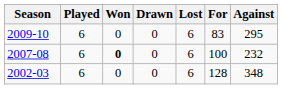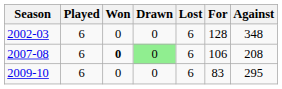rows swapped: (28, 73) <-> (28, 34)
(155, 53) no background -> (155, 53) lightgreen background
(218, 53) 100 -> (218, 53) 106
(254, 53) 232 -> (254, 53) 208
